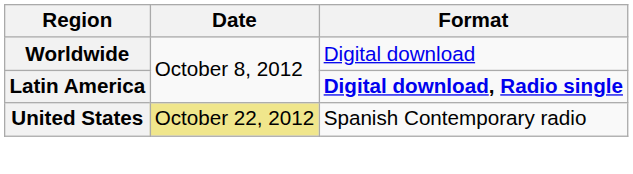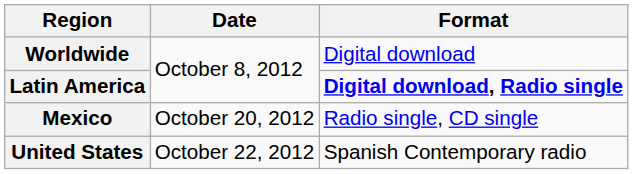+ row: (77, 119)
(234, 119) khaki background -> (234, 151) no background
